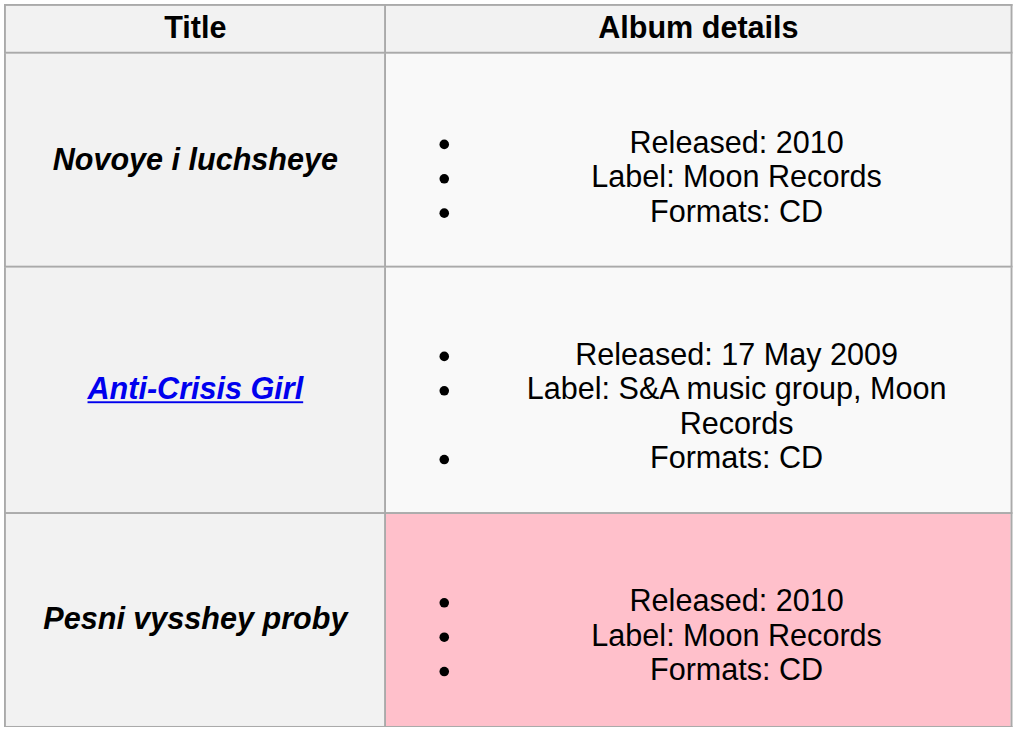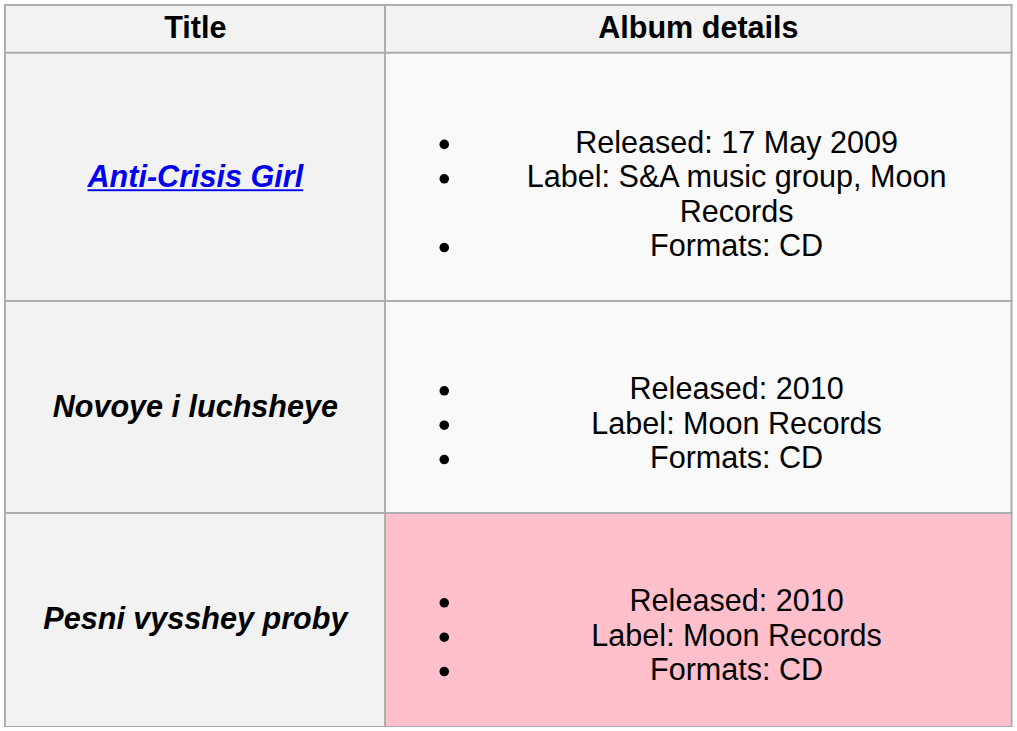rows swapped: (195, 389) <-> (195, 159)
